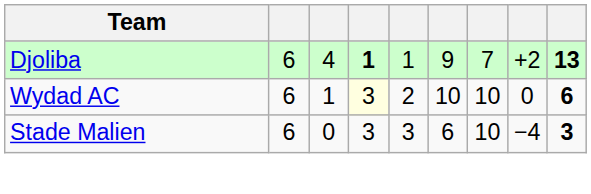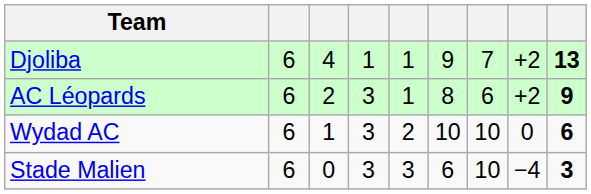(368, 59) bold -> (368, 59) normal
+ row: (78, 96)
(368, 96) lightyellow background -> (368, 133) no background
